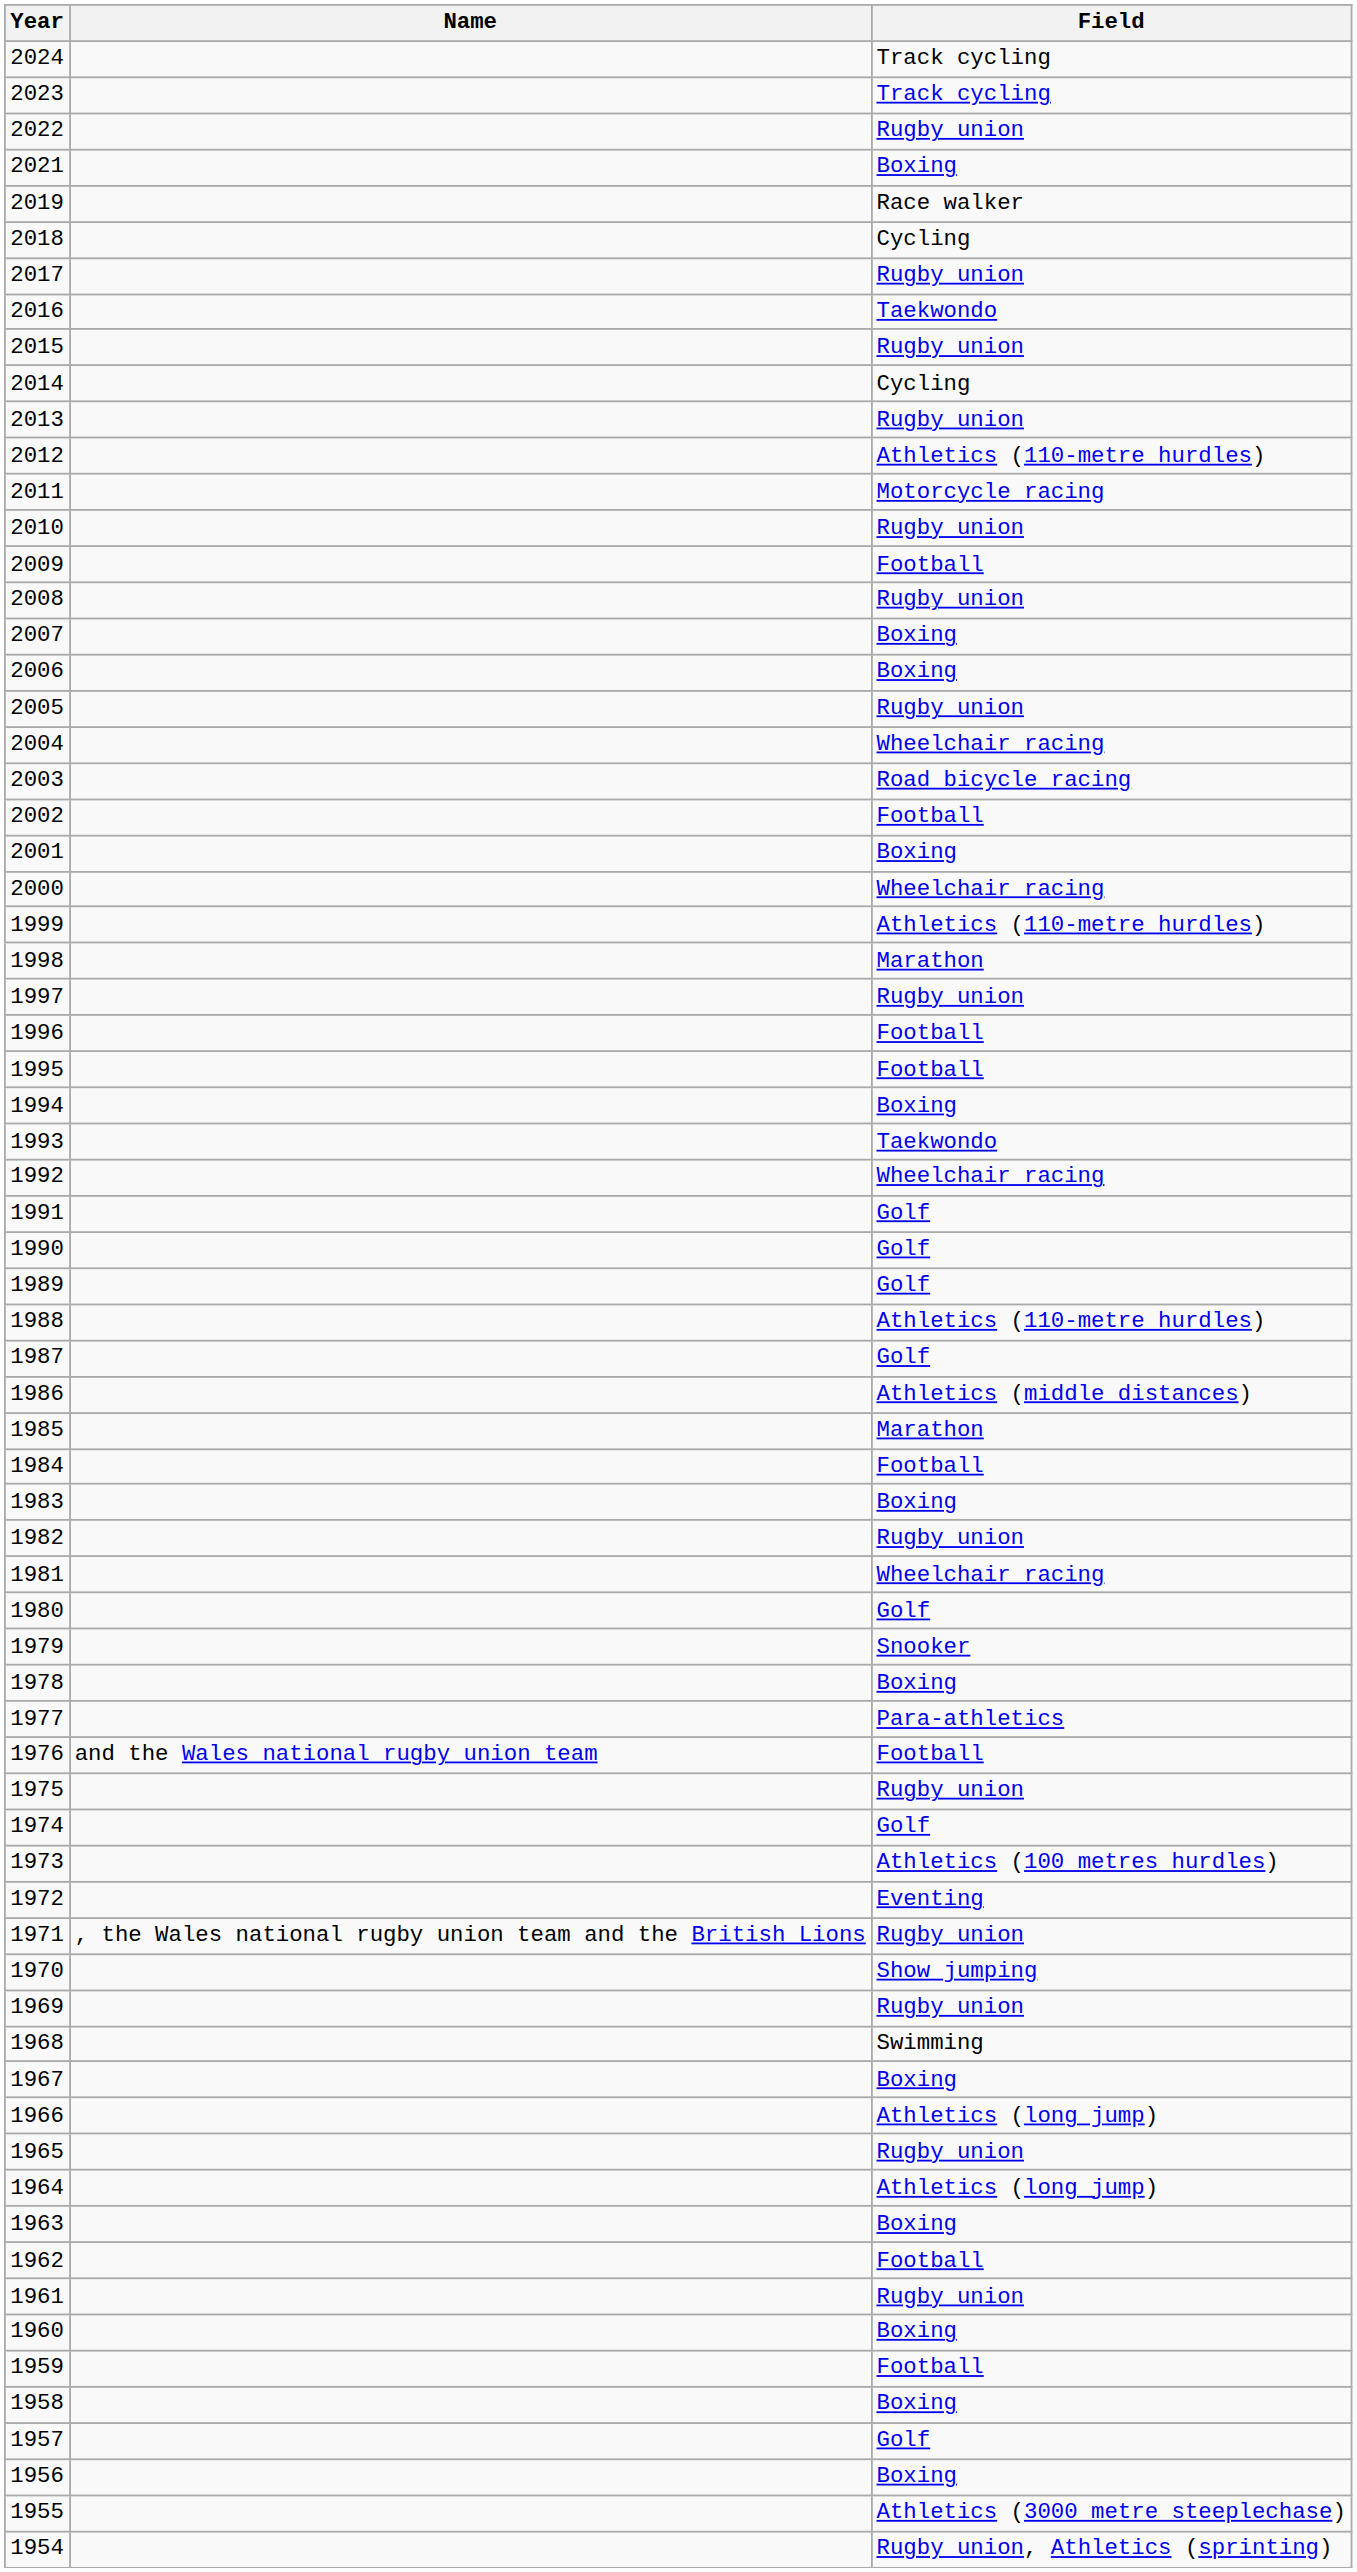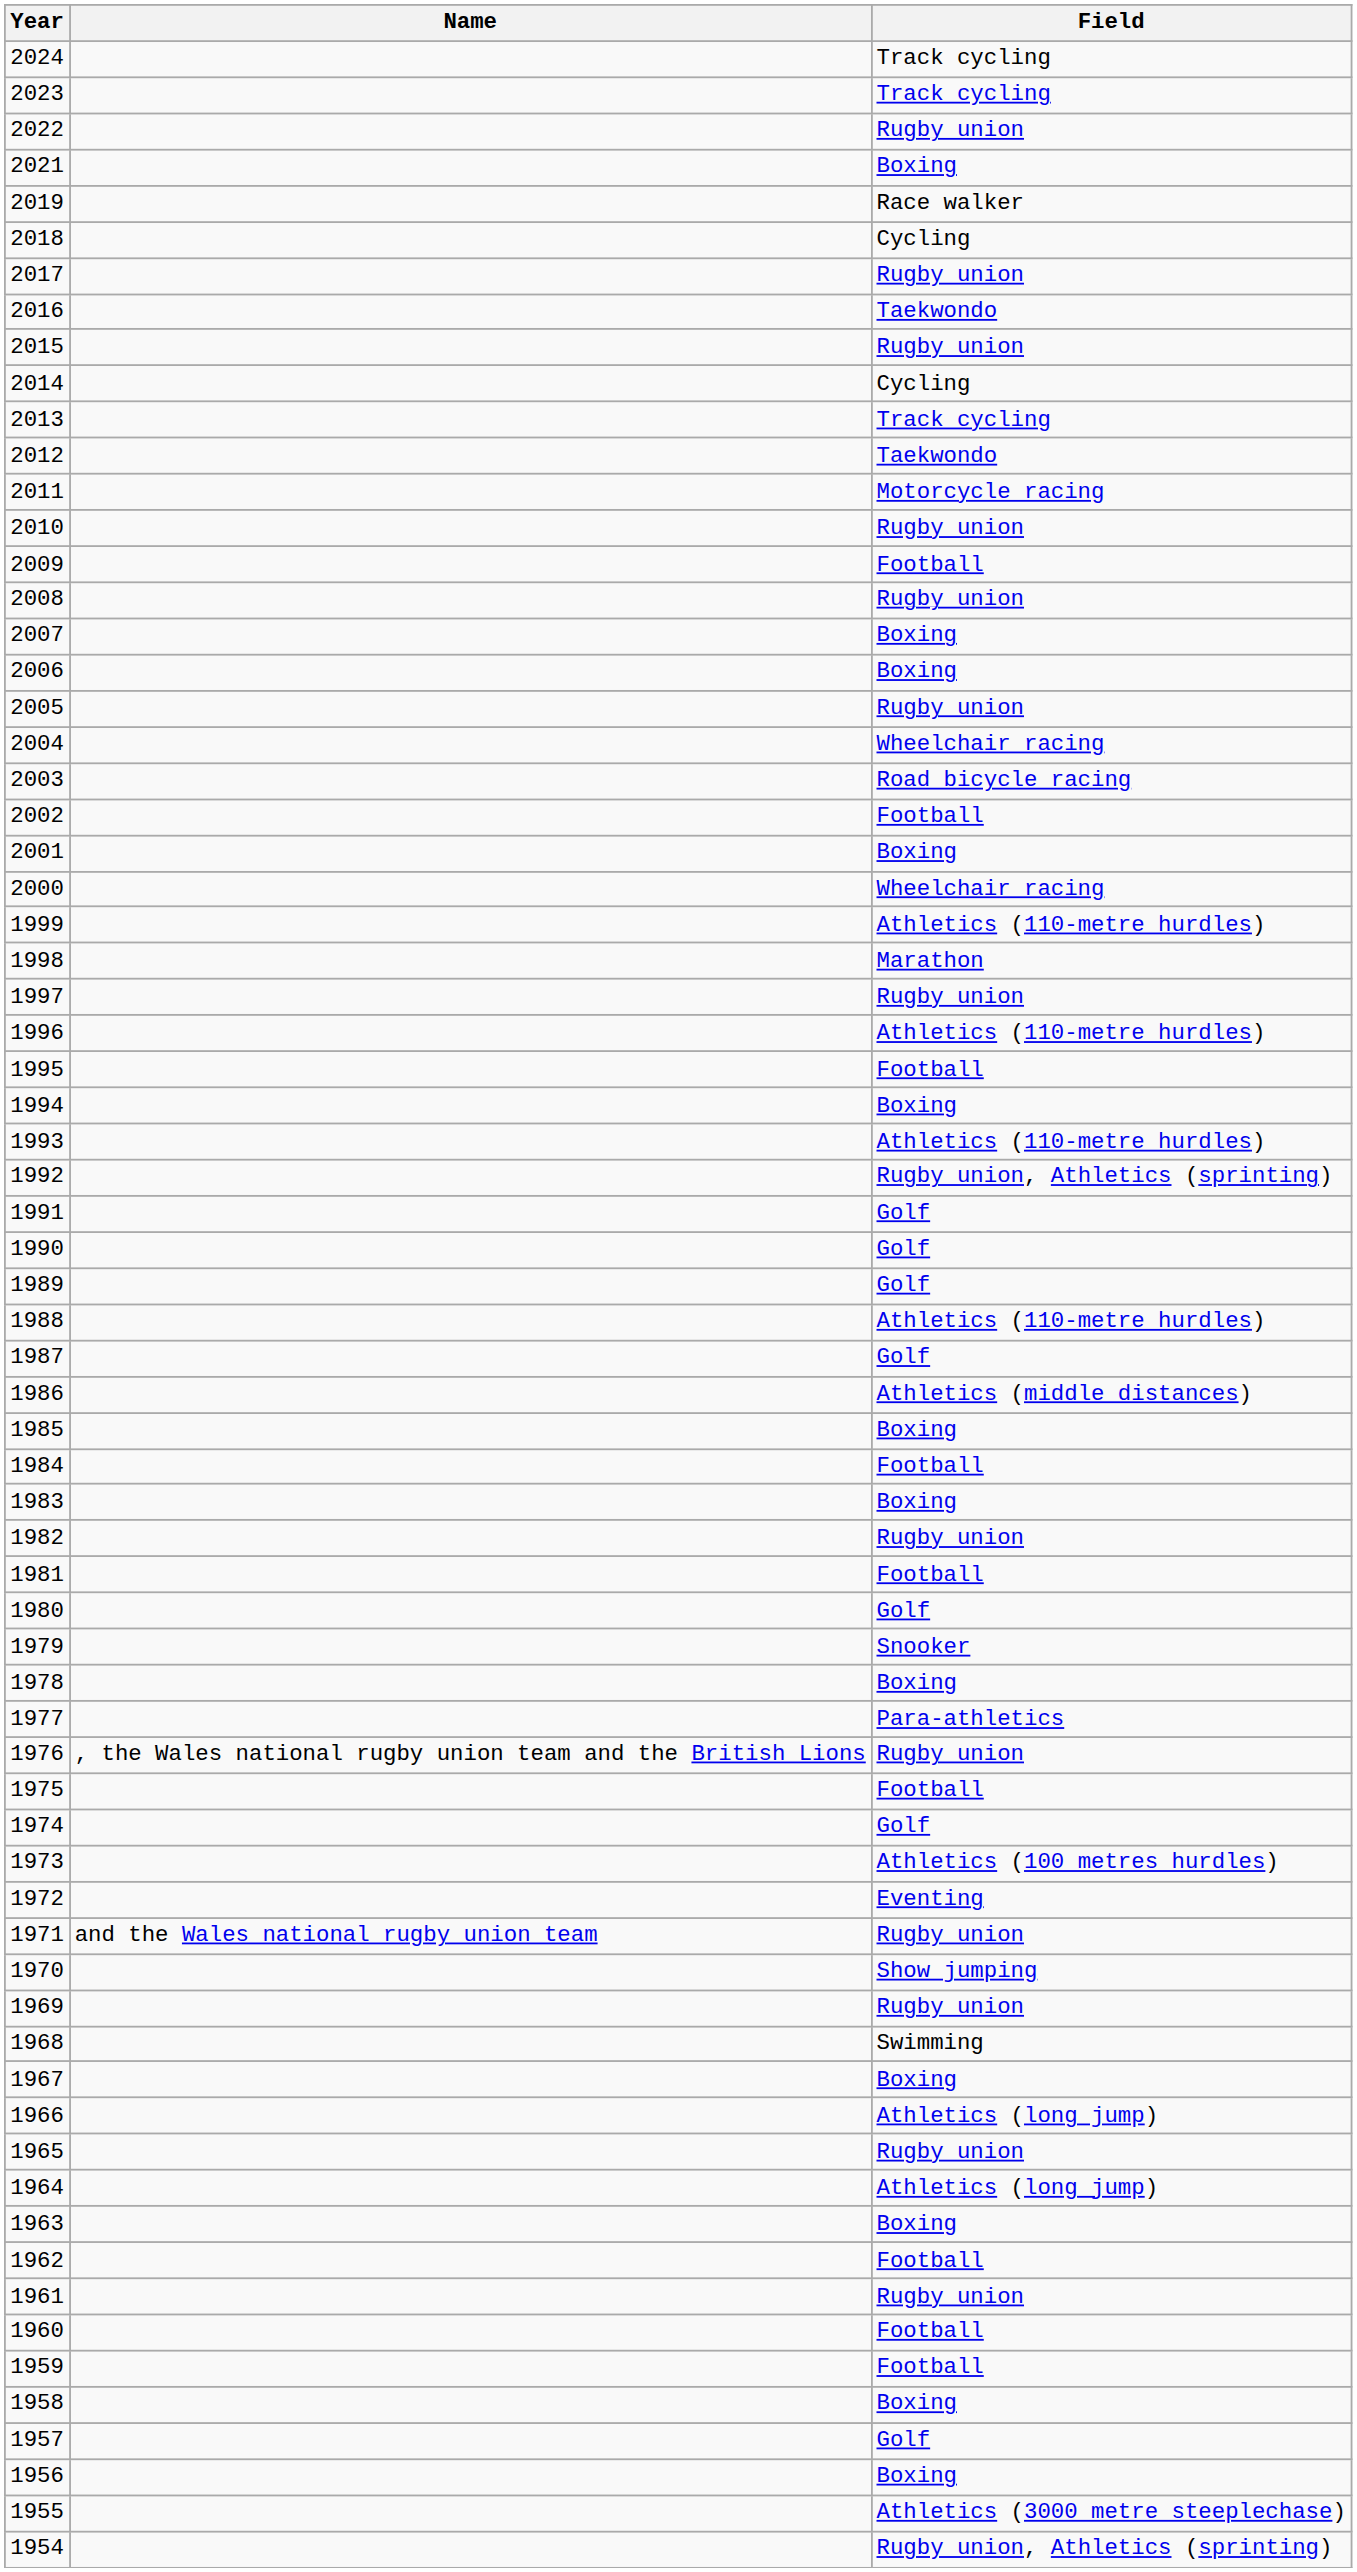(950, 420) Rugby union -> (964, 420) Track cycling
(1071, 456) Athletics (110-metre hurdles) -> (937, 456) Taekwondo
(930, 1034) Football -> (1071, 1034) Athletics (110-metre hurdles)
(937, 1142) Taekwondo -> (1071, 1142) Athletics (110-metre hurdles)
(990, 1178) Wheelchair racing -> (1104, 1178) Rugby union, Athletics (sprinting)
(930, 1431) Marathon -> (917, 1431) Boxing
(990, 1575) Wheelchair racing -> (930, 1575) Football
(336, 1755) and the Wales national rugby union team -> (470, 1755) , the Wales national rugby union team and the British Lions
(930, 1755) Football -> (950, 1755) Rugby union
(950, 1792) Rugby union -> (930, 1792) Football
(470, 1936) , the Wales national rugby union team and the British Lions -> (336, 1936) and the Wales national rugby union team
(917, 2333) Boxing -> (930, 2333) Football
